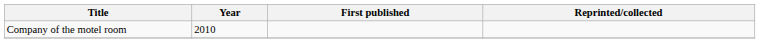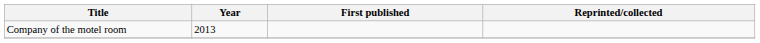(205, 29) 2010 -> (205, 29) 2013
